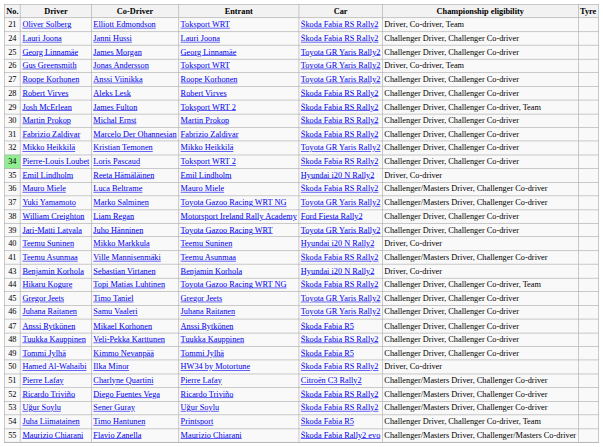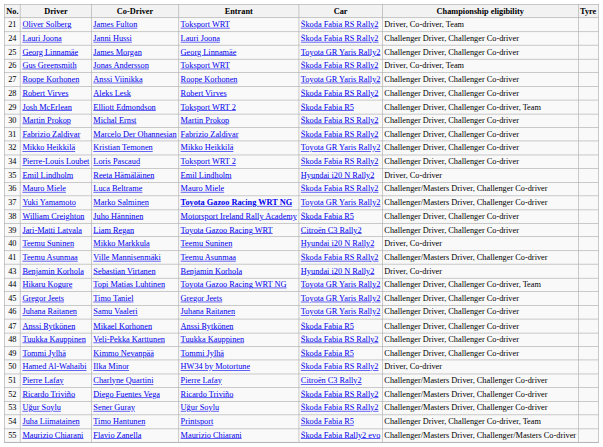(125, 24) Elliott Edmondson -> (115, 24) James Fulton
(341, 65) Toyota GR Yaris Rally2 -> (340, 65) Škoda Fabia RS Rally2
(115, 106) James Fulton -> (125, 106) Elliott Edmondson
(340, 106) Škoda Fabia RS Rally2 -> (327, 106) Škoda Fabia R5
(12, 161) lightgreen background -> (12, 161) no background
(234, 202) normal -> (236, 202) bold
(114, 216) Liam Regan -> (118, 216) Juho Hänninen
(332, 216) Ford Fiesta Rally2 -> (327, 216) Škoda Fabia R5
(118, 229) Juho Hänninen -> (114, 229) Liam Regan
(341, 229) Toyota GR Yaris Rally2 -> (331, 229) Citroën C3 Rally2
(340, 284) Škoda Fabia RS Rally2 -> (341, 284) Toyota GR Yaris Rally2
